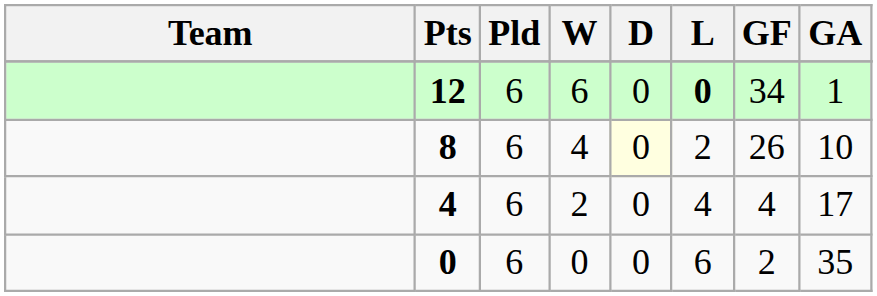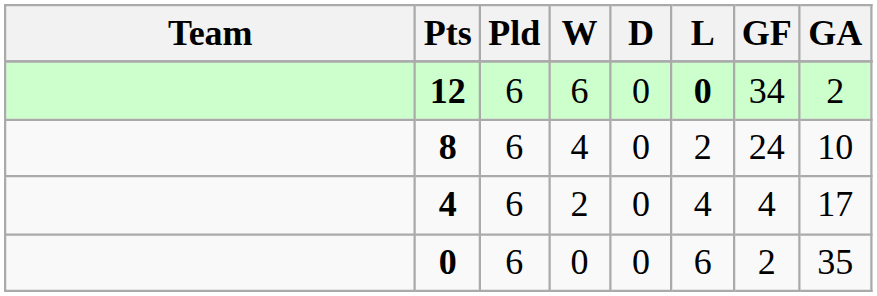(835, 90) 1 -> (835, 90) 2
(641, 147) lightyellow background -> (641, 147) no background
(767, 147) 26 -> (767, 147) 24
